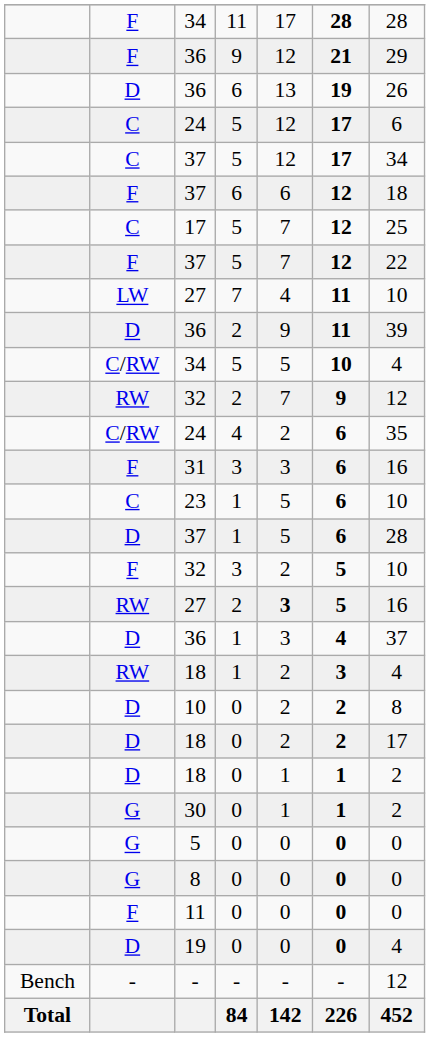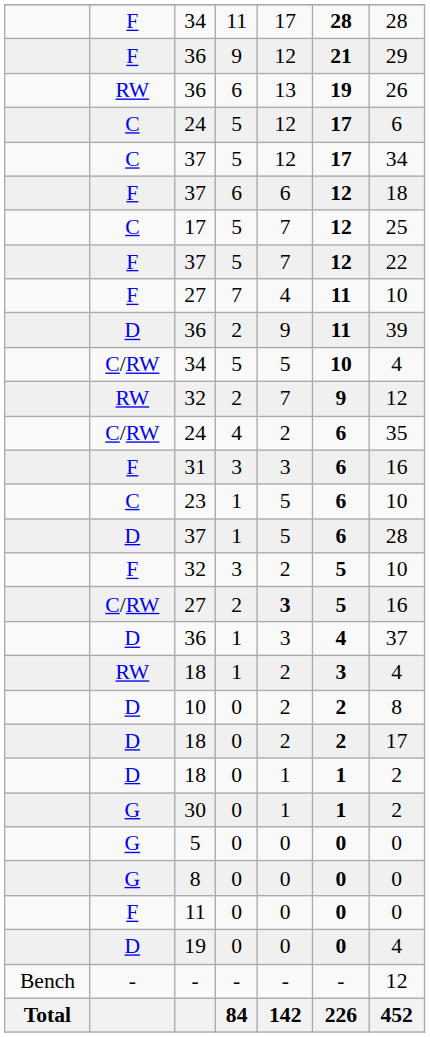(132, 90) D -> (132, 90) RW
(132, 295) LW -> (132, 295) F
(132, 603) RW -> (132, 603) C/RW
